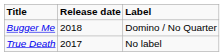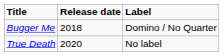(71, 43) 2017 -> (71, 43) 2020
